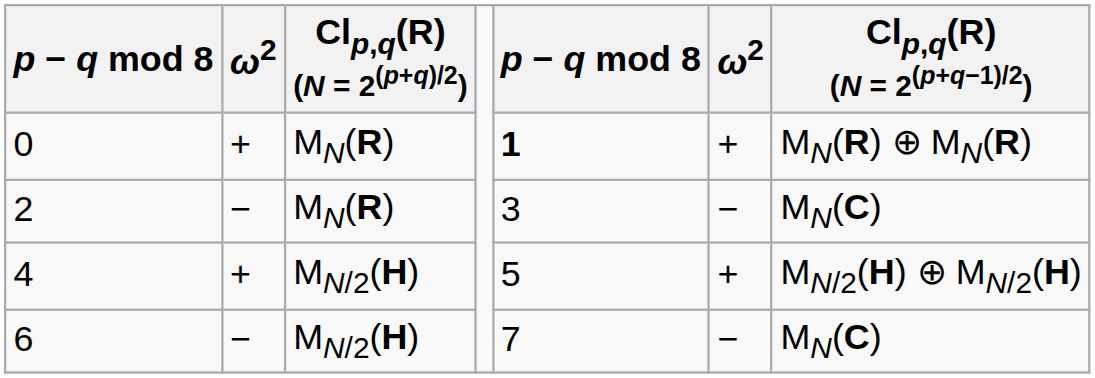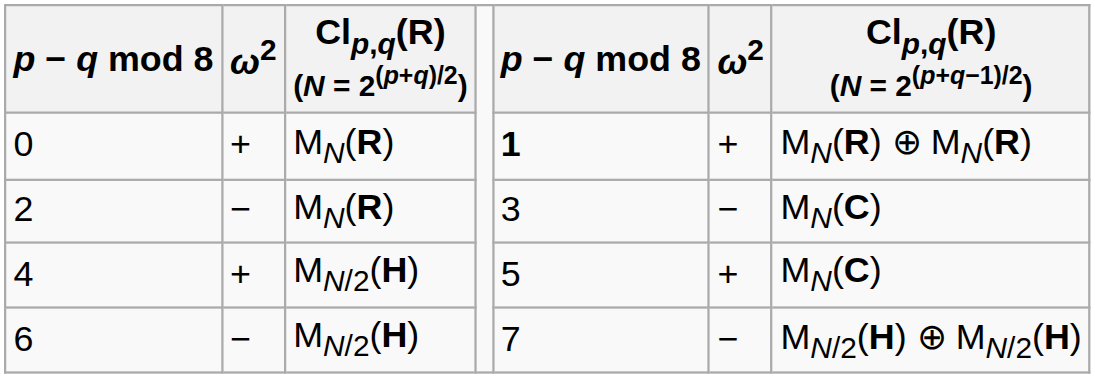(931, 277) MN/2(H) ⊕ MN/2(H) -> (831, 275) MN(C)
(831, 341) MN(C) -> (931, 341) MN/2(H) ⊕ MN/2(H)
